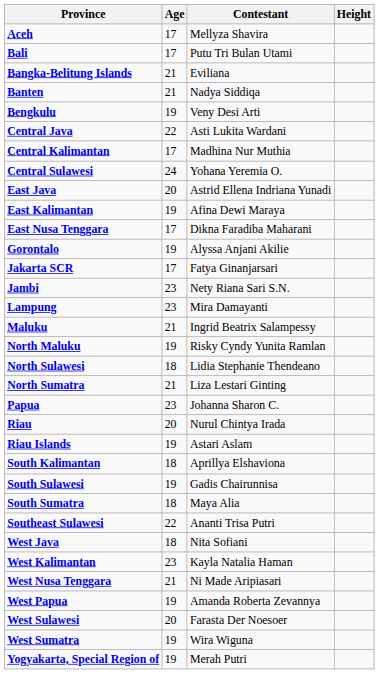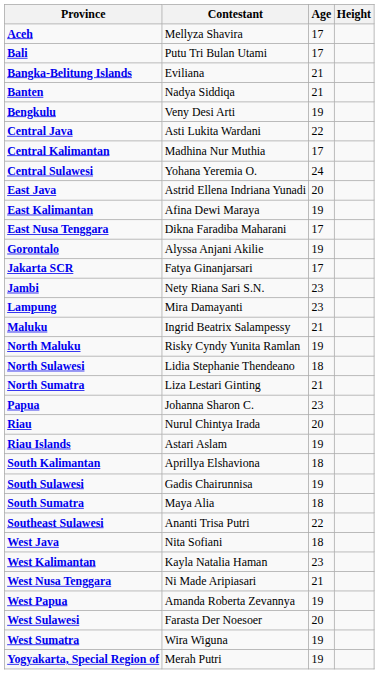columns swapped: (261, 14) <-> (175, 14)
